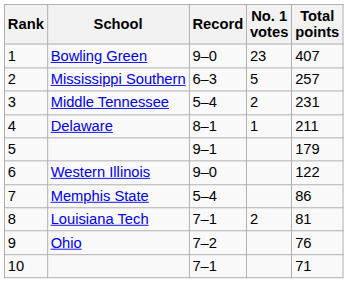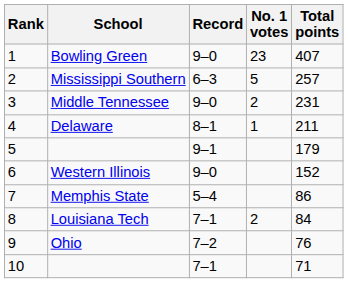(205, 102) 5–4 -> (205, 102) 9–0
(307, 172) 122 -> (307, 172) 152
(303, 219) 81 -> (303, 219) 84
